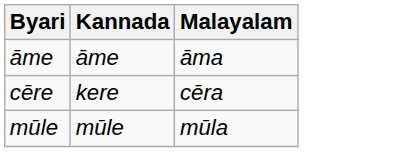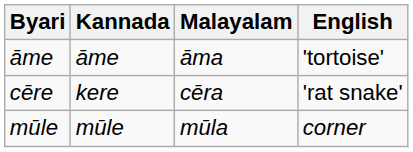+ column: (353, 22)
